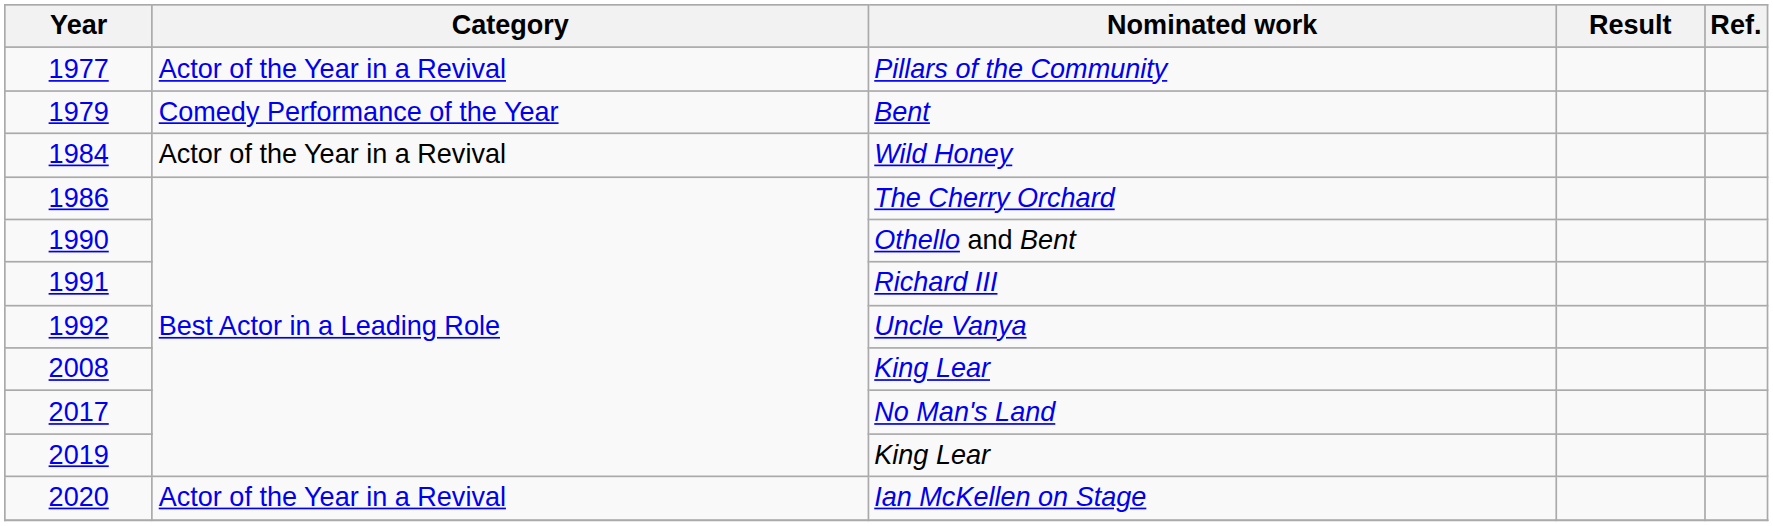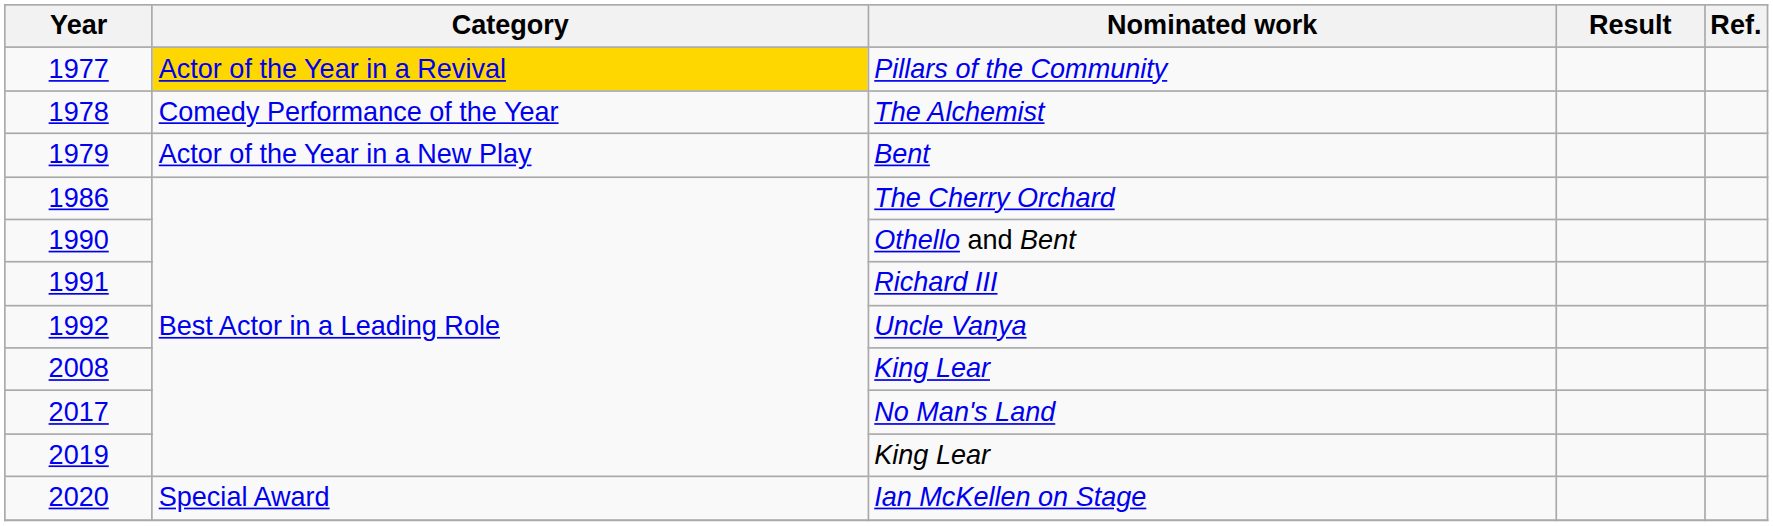(332, 68) no background -> (332, 68) gold background
+ row: (79, 111)
(359, 111) Comedy Performance of the Year -> (345, 154) Actor of the Year in a New Play
- row: (79, 154)
(332, 497) Actor of the Year in a Revival -> (244, 497) Special Award
